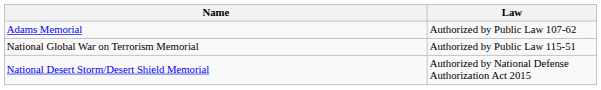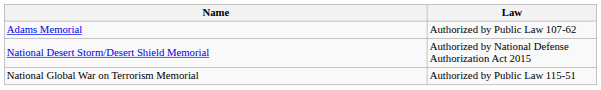rows swapped: (108, 70) <-> (103, 47)
